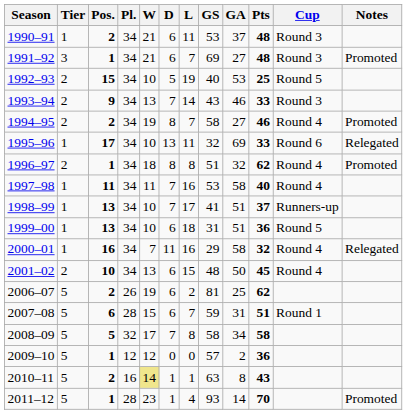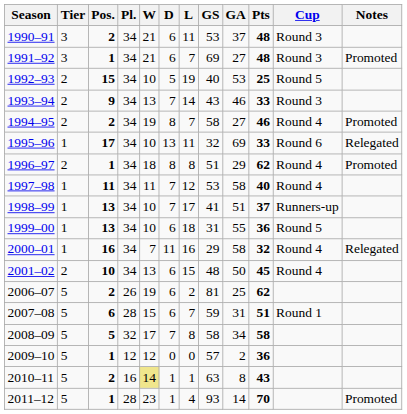(64, 36) 1 -> (64, 36) 3
(239, 164) 32 -> (239, 164) 29
(189, 185) 16 -> (189, 185) 12
(239, 228) 51 -> (239, 228) 55
